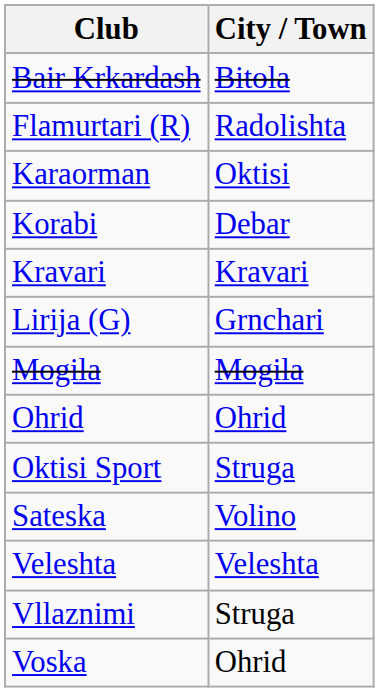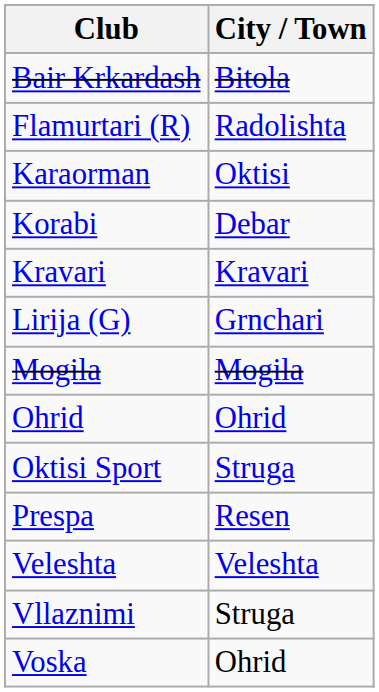+ row: (53, 516)
- row: (59, 516)
